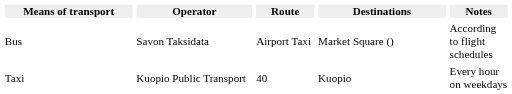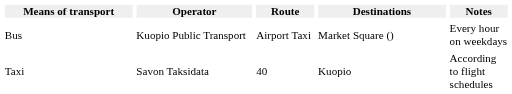(173, 41) Savon Taksidata -> (191, 34) Kuopio Public Transport
(473, 41) According to flight schedules -> (478, 34) Every hour on weekdays
(191, 77) Kuopio Public Transport -> (173, 71) Savon Taksidata
(478, 77) Every hour on weekdays -> (473, 71) According to flight schedules
